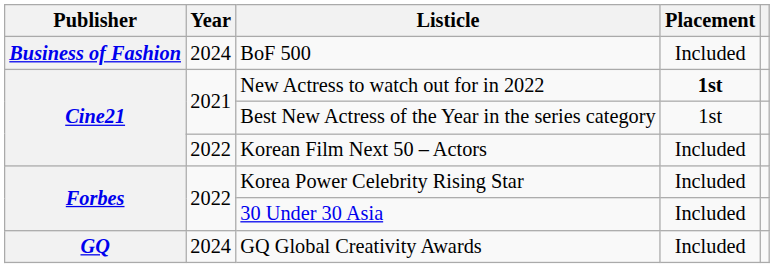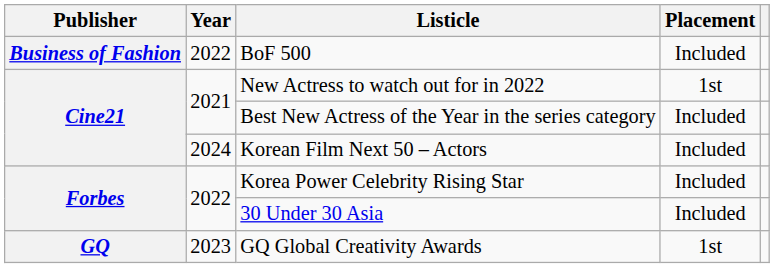(211, 52) 2024 -> (211, 52) 2022
(710, 85) bold -> (710, 85) normal
(710, 117) 1st -> (710, 117) Included
(211, 149) 2022 -> (211, 149) 2024
(211, 246) 2024 -> (211, 246) 2023
(710, 246) Included -> (710, 246) 1st
